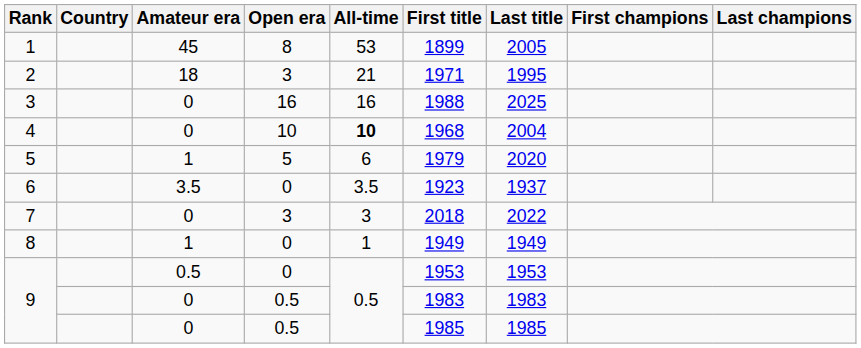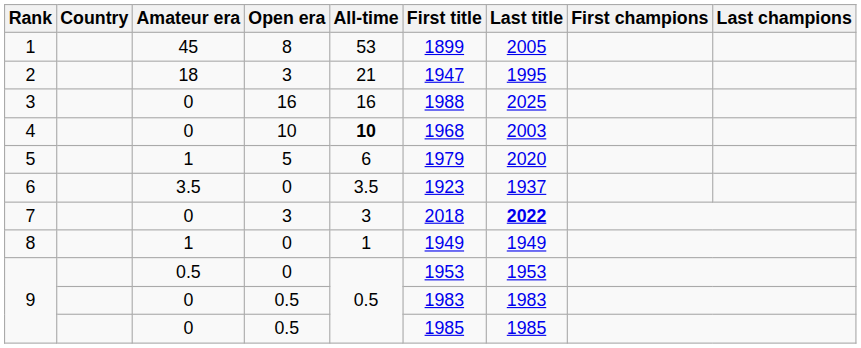(444, 74) 1971 -> (444, 74) 1947
(527, 131) 2004 -> (527, 131) 2003
(527, 215) normal -> (527, 215) bold
